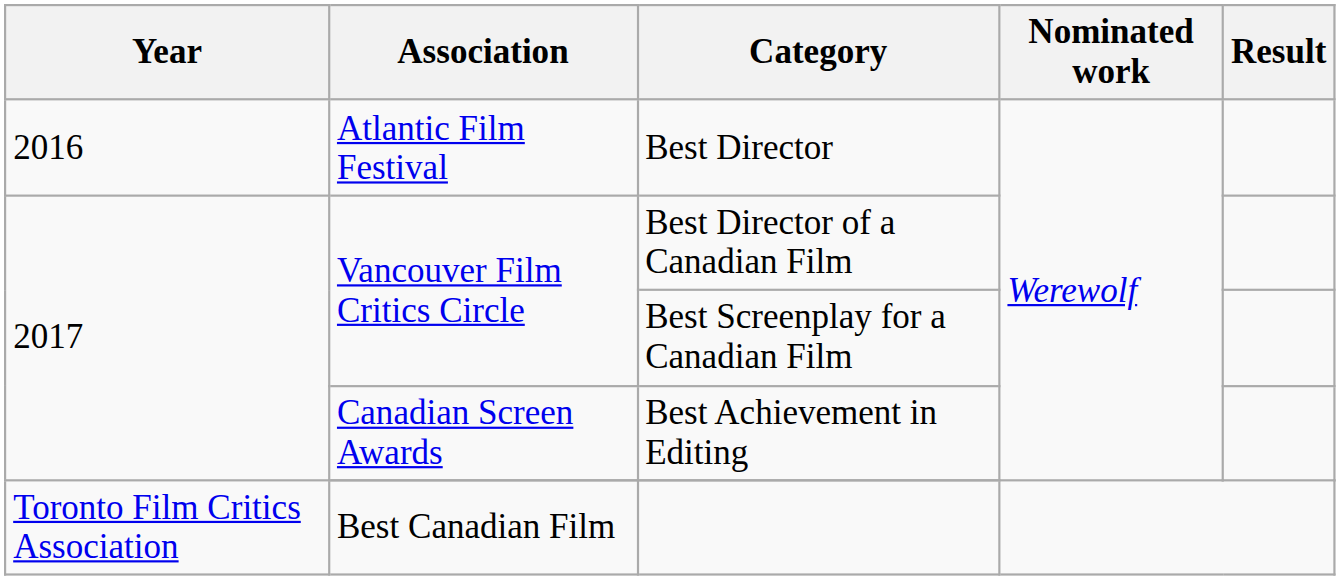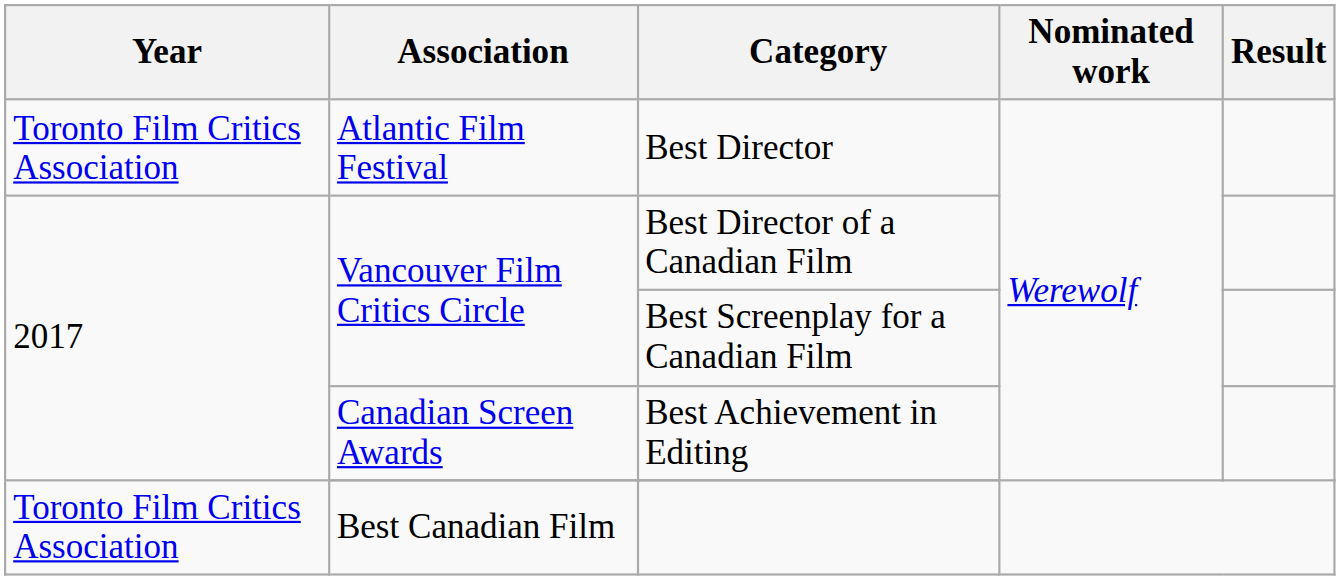(48, 146) 2016 -> (157, 146) Toronto Film Critics Association
